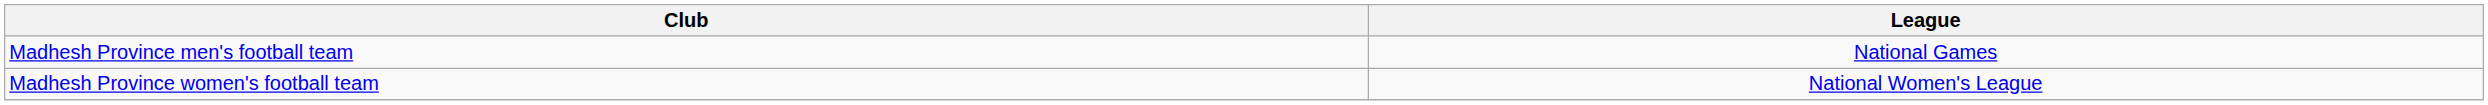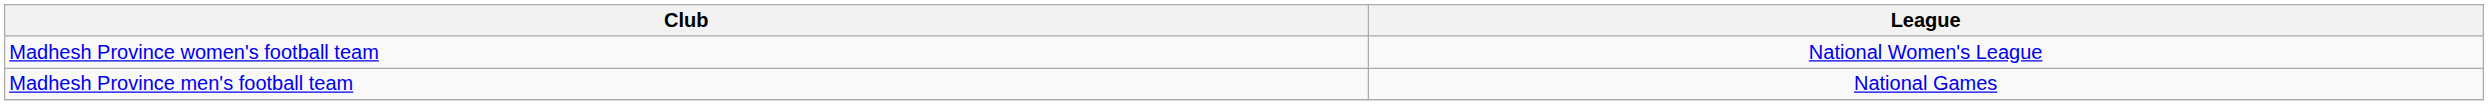rows swapped: (181, 52) <-> (194, 83)
